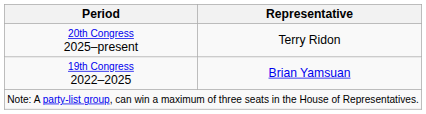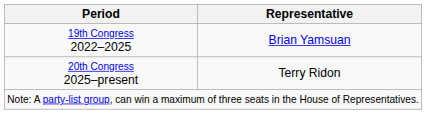rows swapped: (101, 73) <-> (101, 41)
